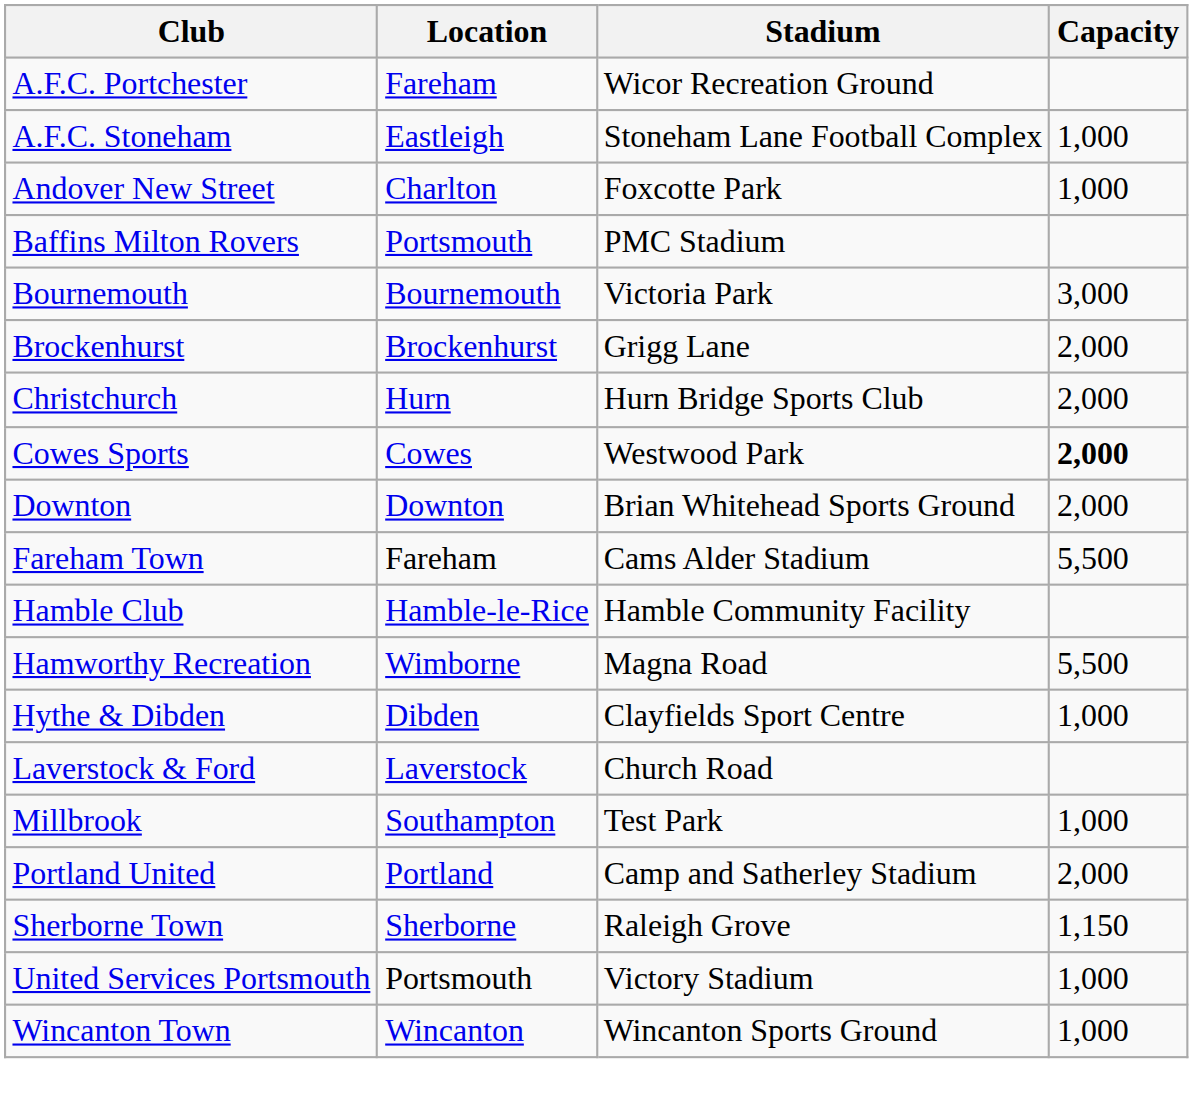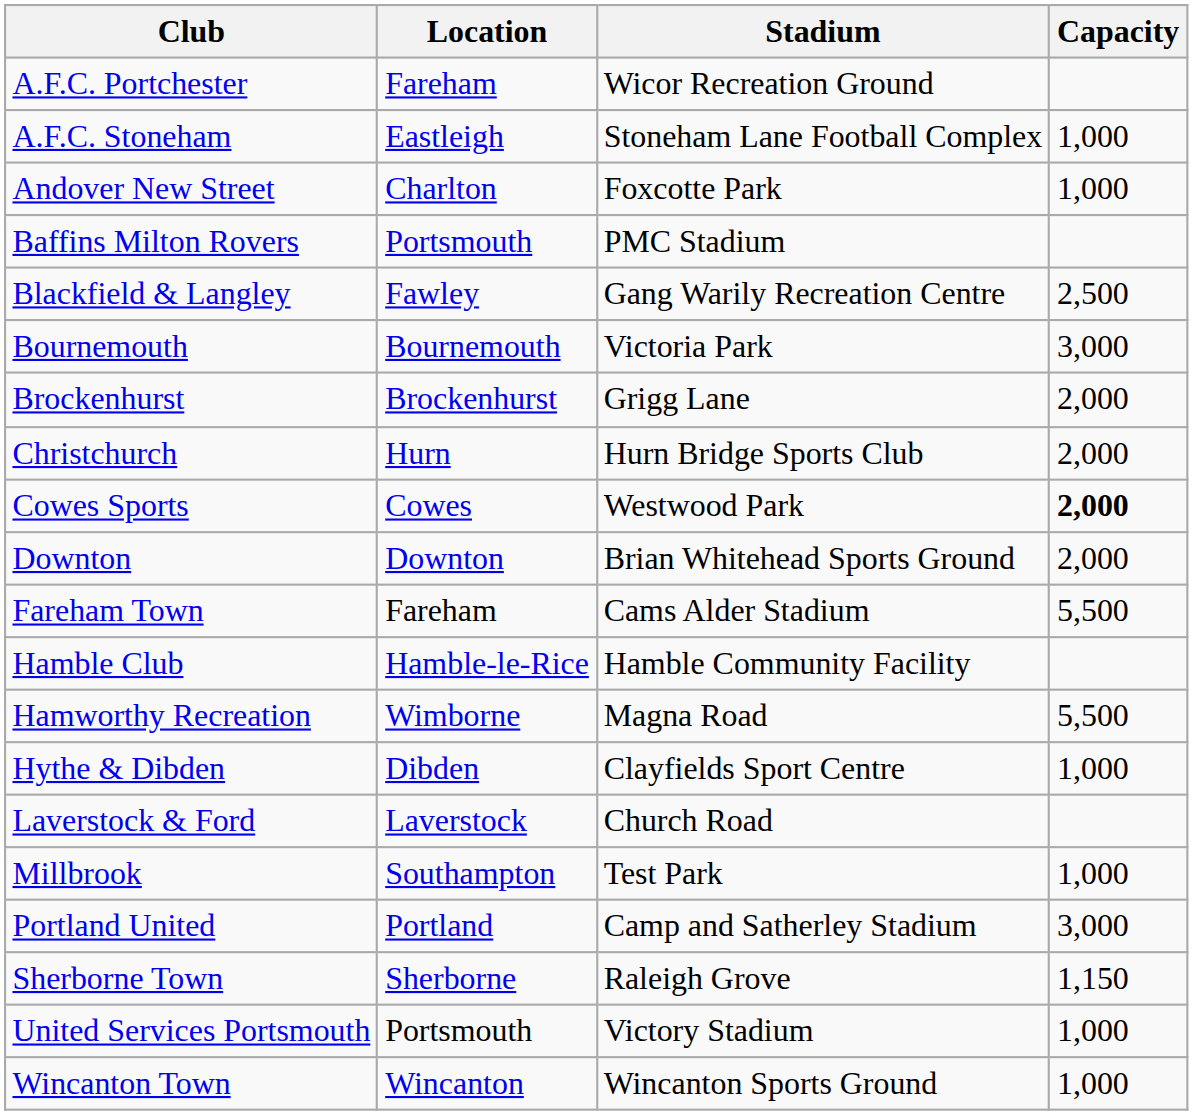+ row: (152, 294)
(1093, 873) 2,000 -> (1093, 925) 3,000
